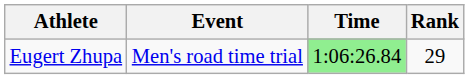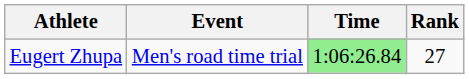(435, 55) 29 -> (435, 55) 27
